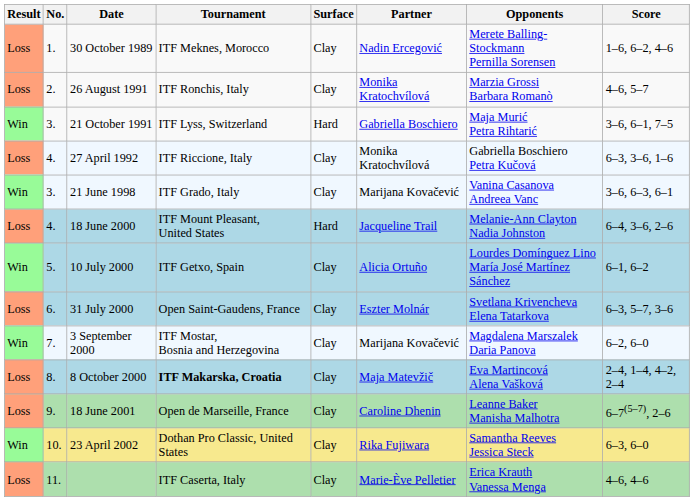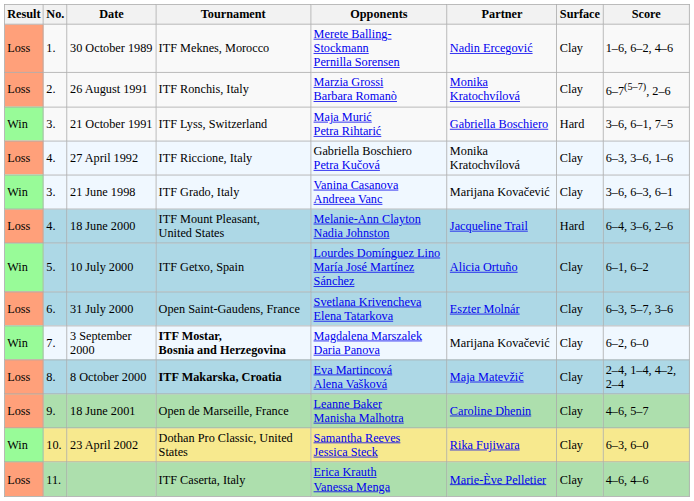columns swapped: (334, 13) <-> (535, 13)
(627, 89) 4–6, 5–7 -> (638, 89) 6–7(5–7), 2–6
(219, 342) normal -> (222, 342) bold
(638, 410) 6–7(5–7), 2–6 -> (627, 410) 4–6, 5–7
